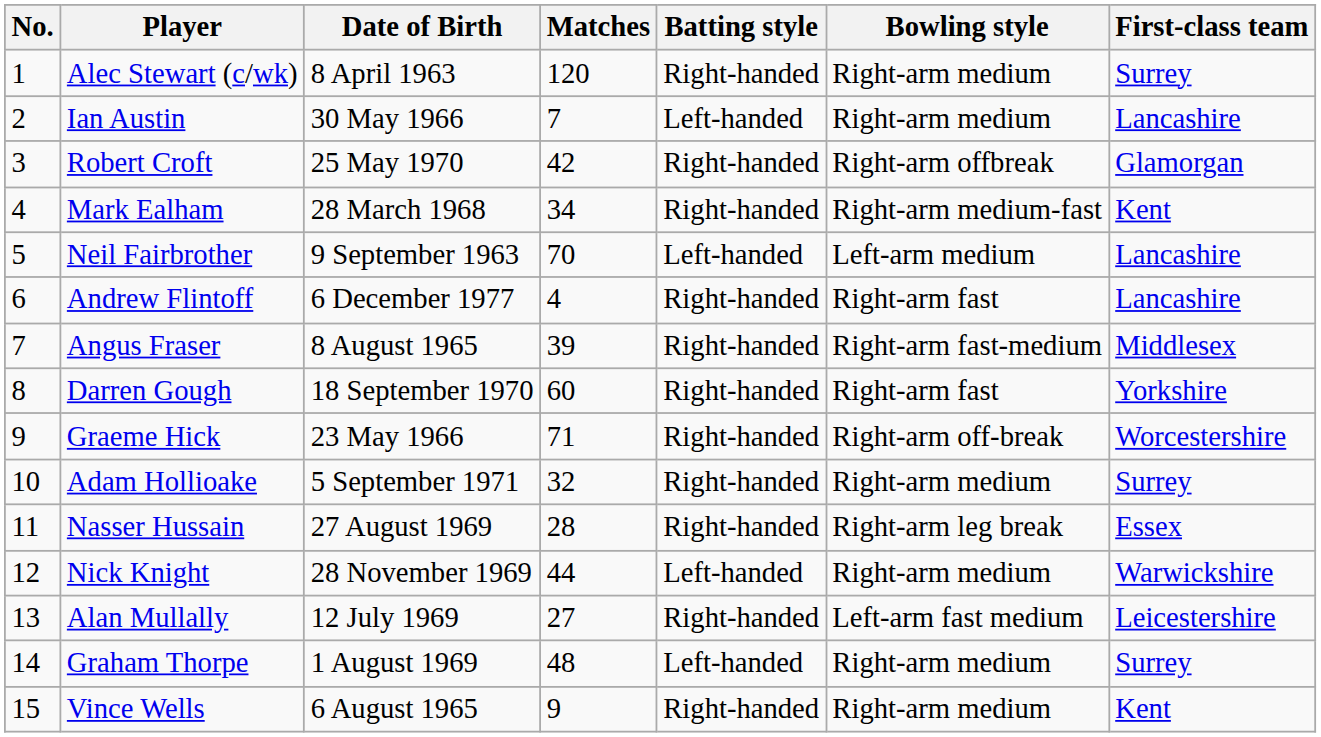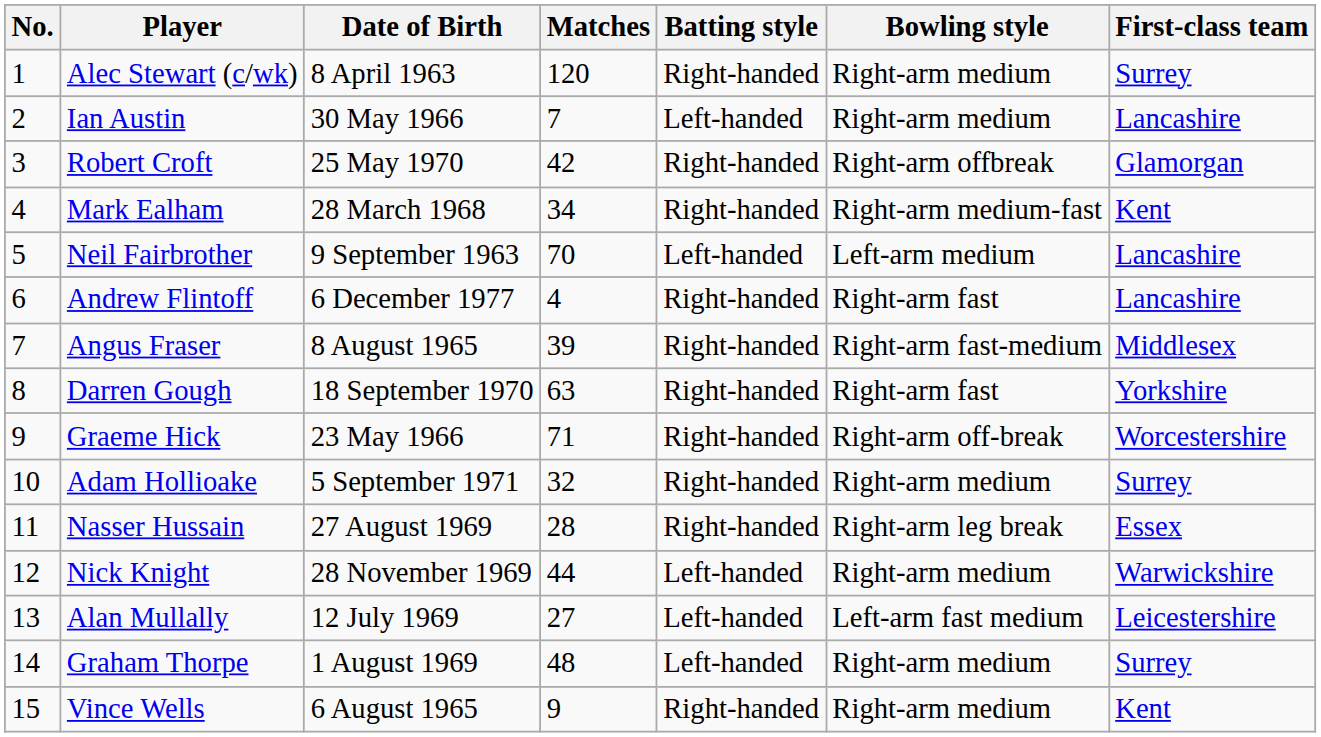(561, 390) 60 -> (561, 390) 63
(741, 617) Right-handed -> (733, 617) Left-handed
